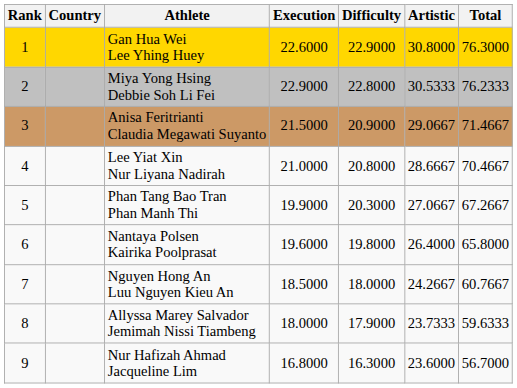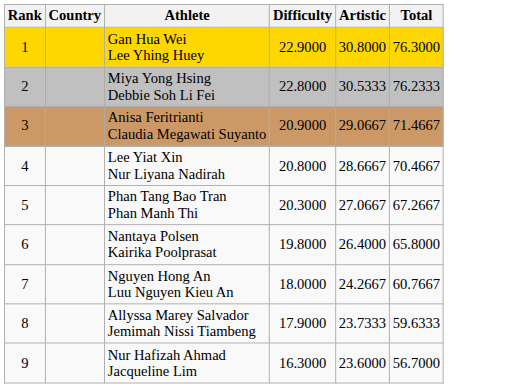- column: (304, 16)
